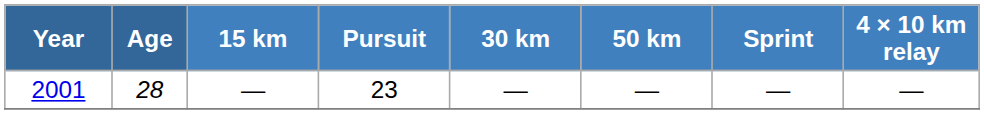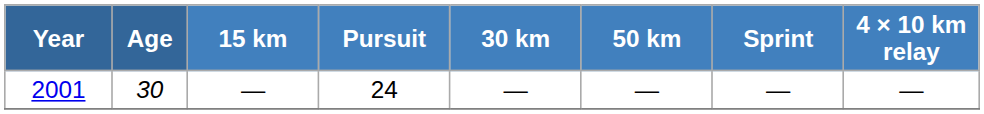(150, 90) 28 -> (150, 90) 30
(384, 90) 23 -> (384, 90) 24
